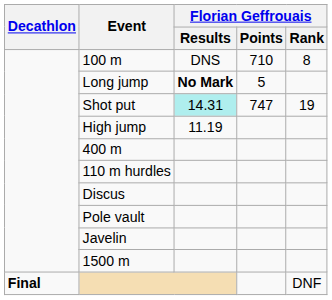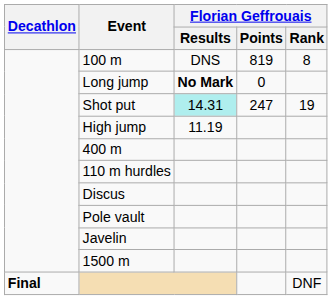(261, 61) 710 -> (261, 61) 819
(261, 83) 5 -> (261, 83) 0
(261, 105) 747 -> (261, 105) 247
